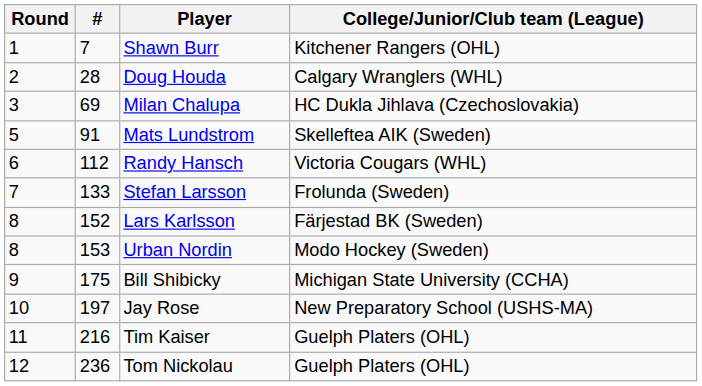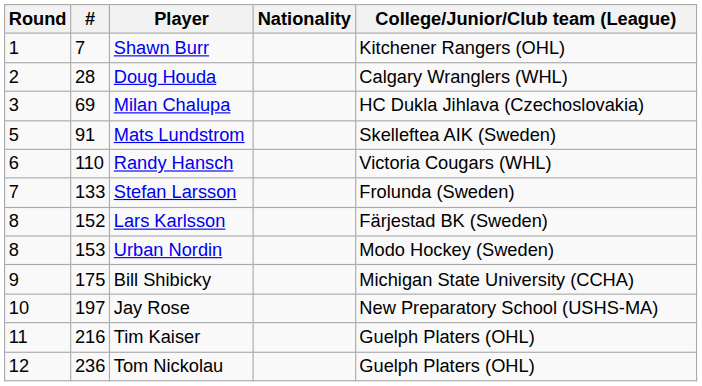+ column: (304, 18)
(94, 163) 112 -> (89, 163) 110
